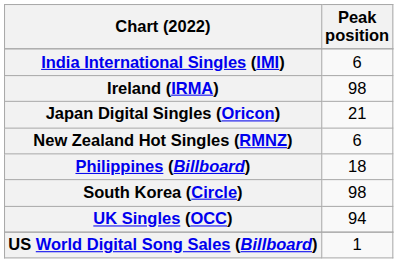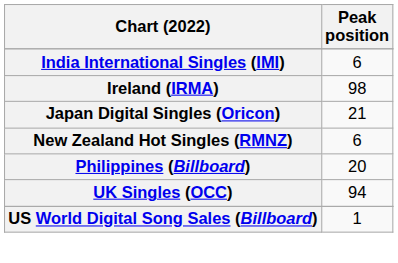(357, 166) 18 -> (357, 166) 20
- row: (163, 192)
